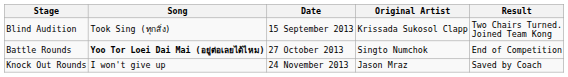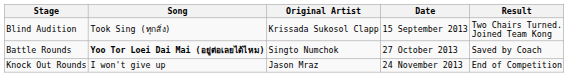columns swapped: (413, 11) <-> (311, 11)
(517, 50) End of Competition -> (507, 50) Saved by Coach
(507, 65) Saved by Coach -> (517, 65) End of Competition
